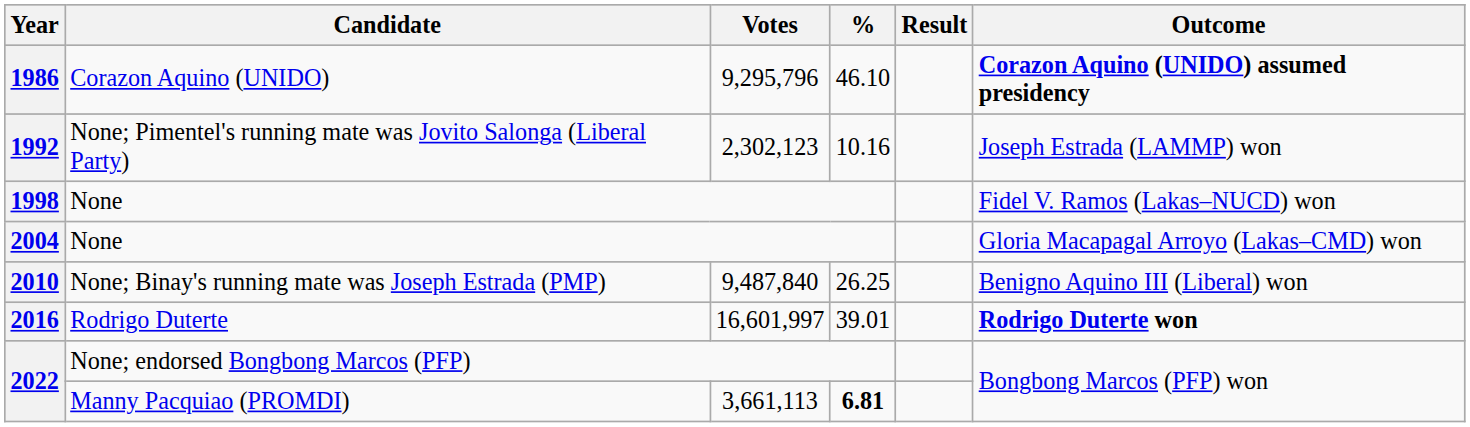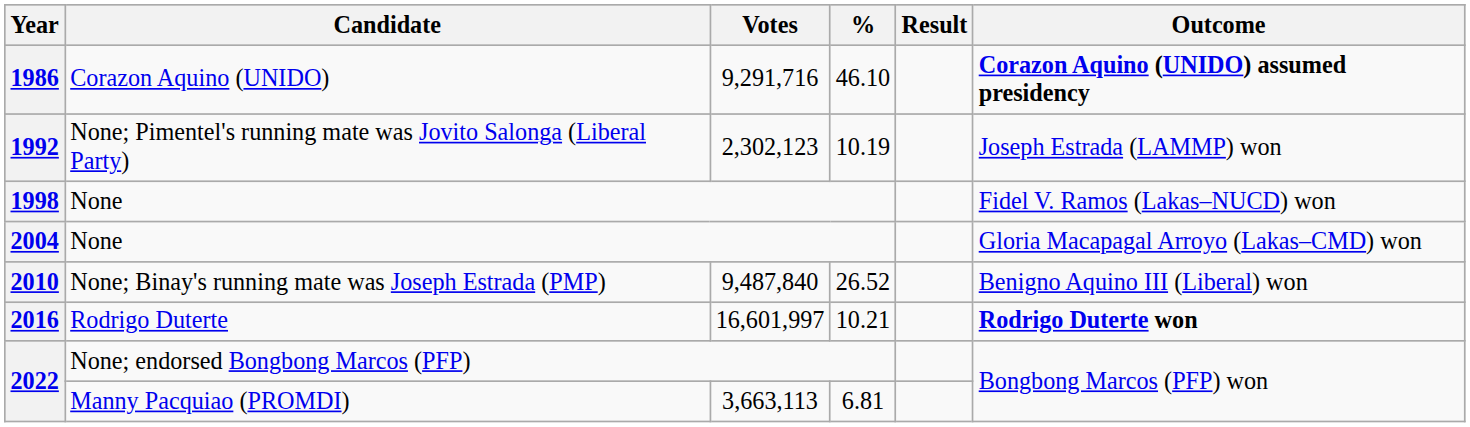(770, 79) 9,295,796 -> (770, 79) 9,291,716
(863, 147) 10.16 -> (863, 147) 10.19
(863, 281) 26.25 -> (863, 281) 26.52
(863, 321) 39.01 -> (863, 321) 10.21
(770, 401) 3,661,113 -> (770, 401) 3,663,113
(863, 401) bold -> (863, 401) normal
